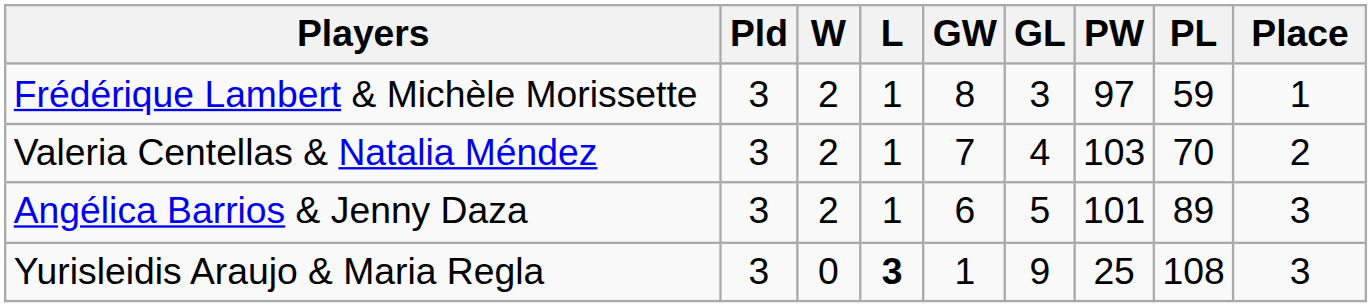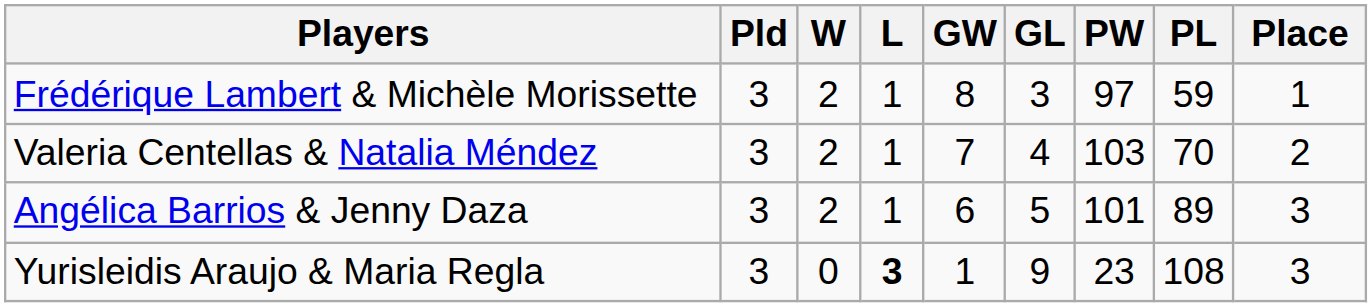(1114, 270) 25 -> (1114, 270) 23
